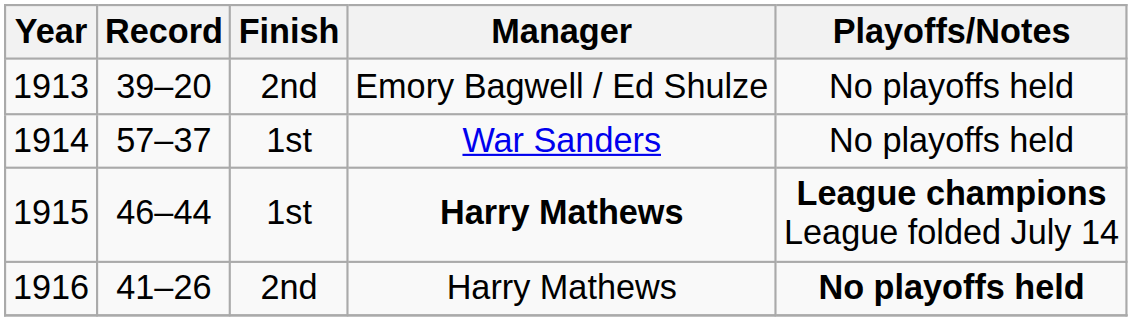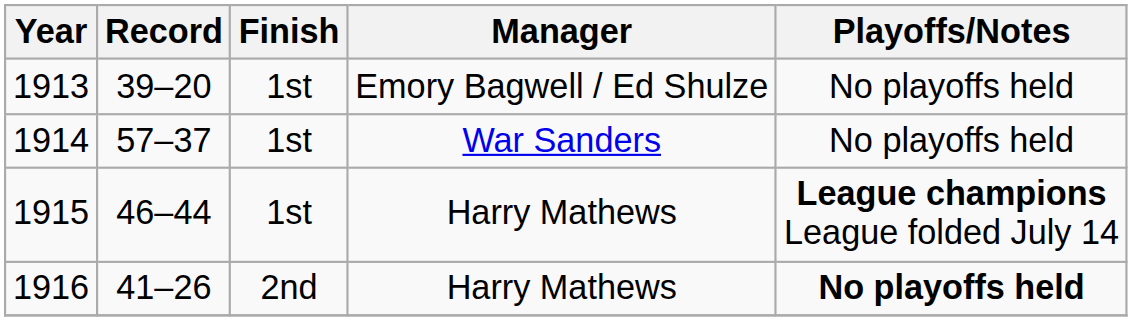(289, 85) 2nd -> (289, 85) 1st
(562, 213) bold -> (562, 213) normal
